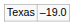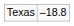(53, 12) –19.0 -> (53, 12) –18.8
